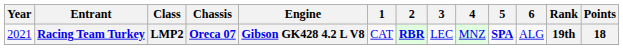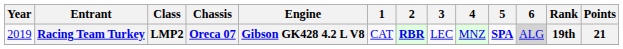(19, 34) 2021 -> (19, 34) 2019
(531, 34) no background -> (531, 34) lightgrey background
(600, 34) 18 -> (600, 34) 21
